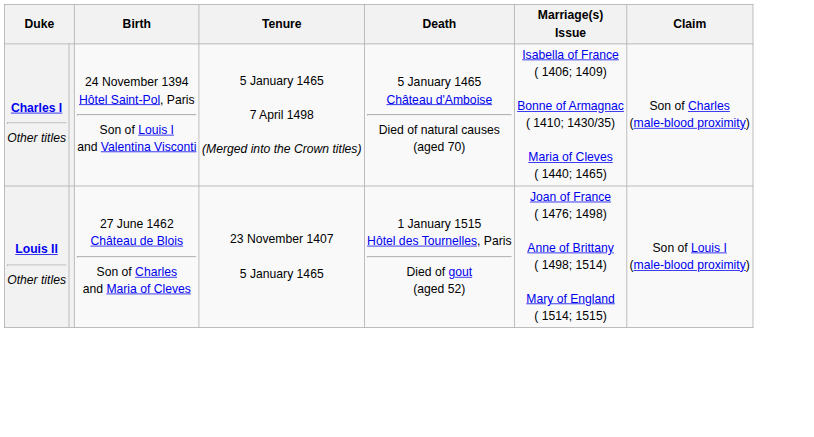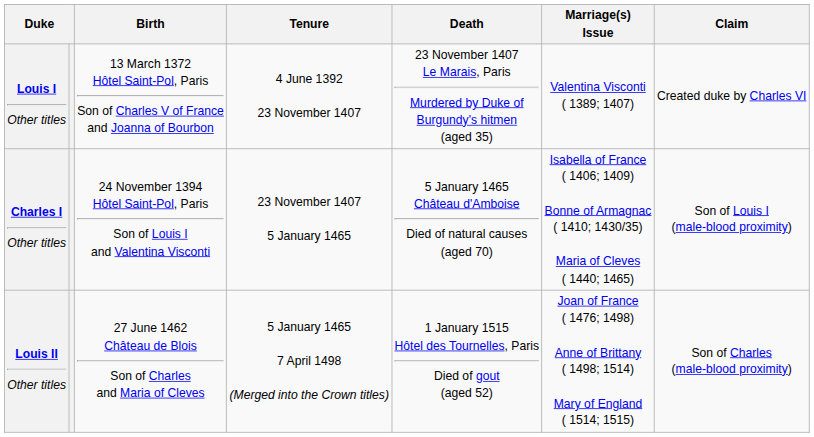+ row: (37, 104)
(282, 114) 5 January 1465 7 April 1498 (Merged into the Crown titles) -> (309, 219) 23 November 1407 5 January 1465
(690, 114) Son of Charles (male-blood proximity) -> (732, 219) Son of Louis I (male-blood proximity)
(282, 256) 23 November 1407 5 January 1465 -> (309, 361) 5 January 1465 7 April 1498 (Merged into the Crown titles)
(690, 256) Son of Louis I (male-blood proximity) -> (732, 361) Son of Charles (male-blood proximity)
